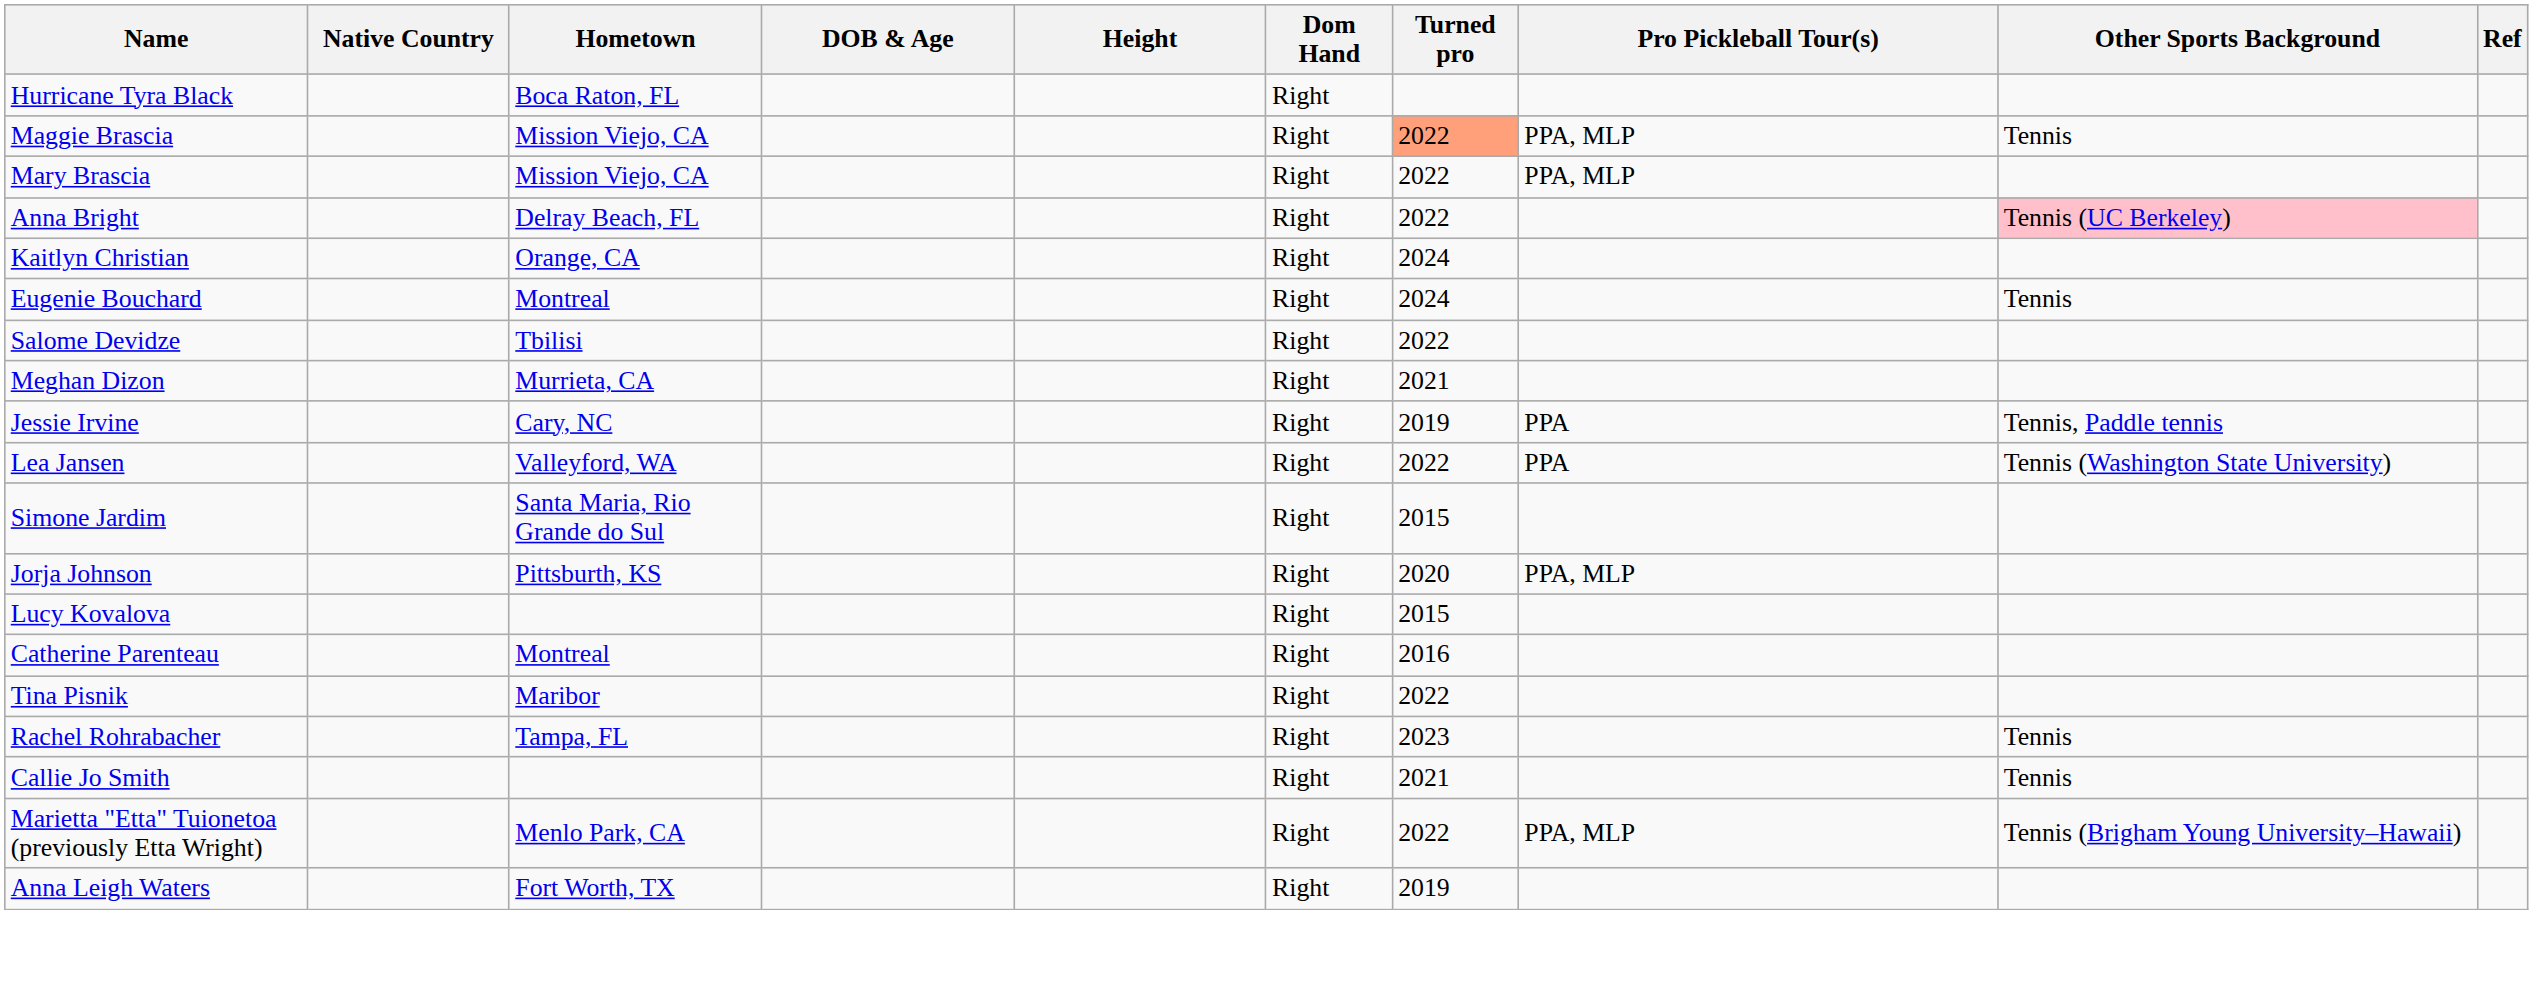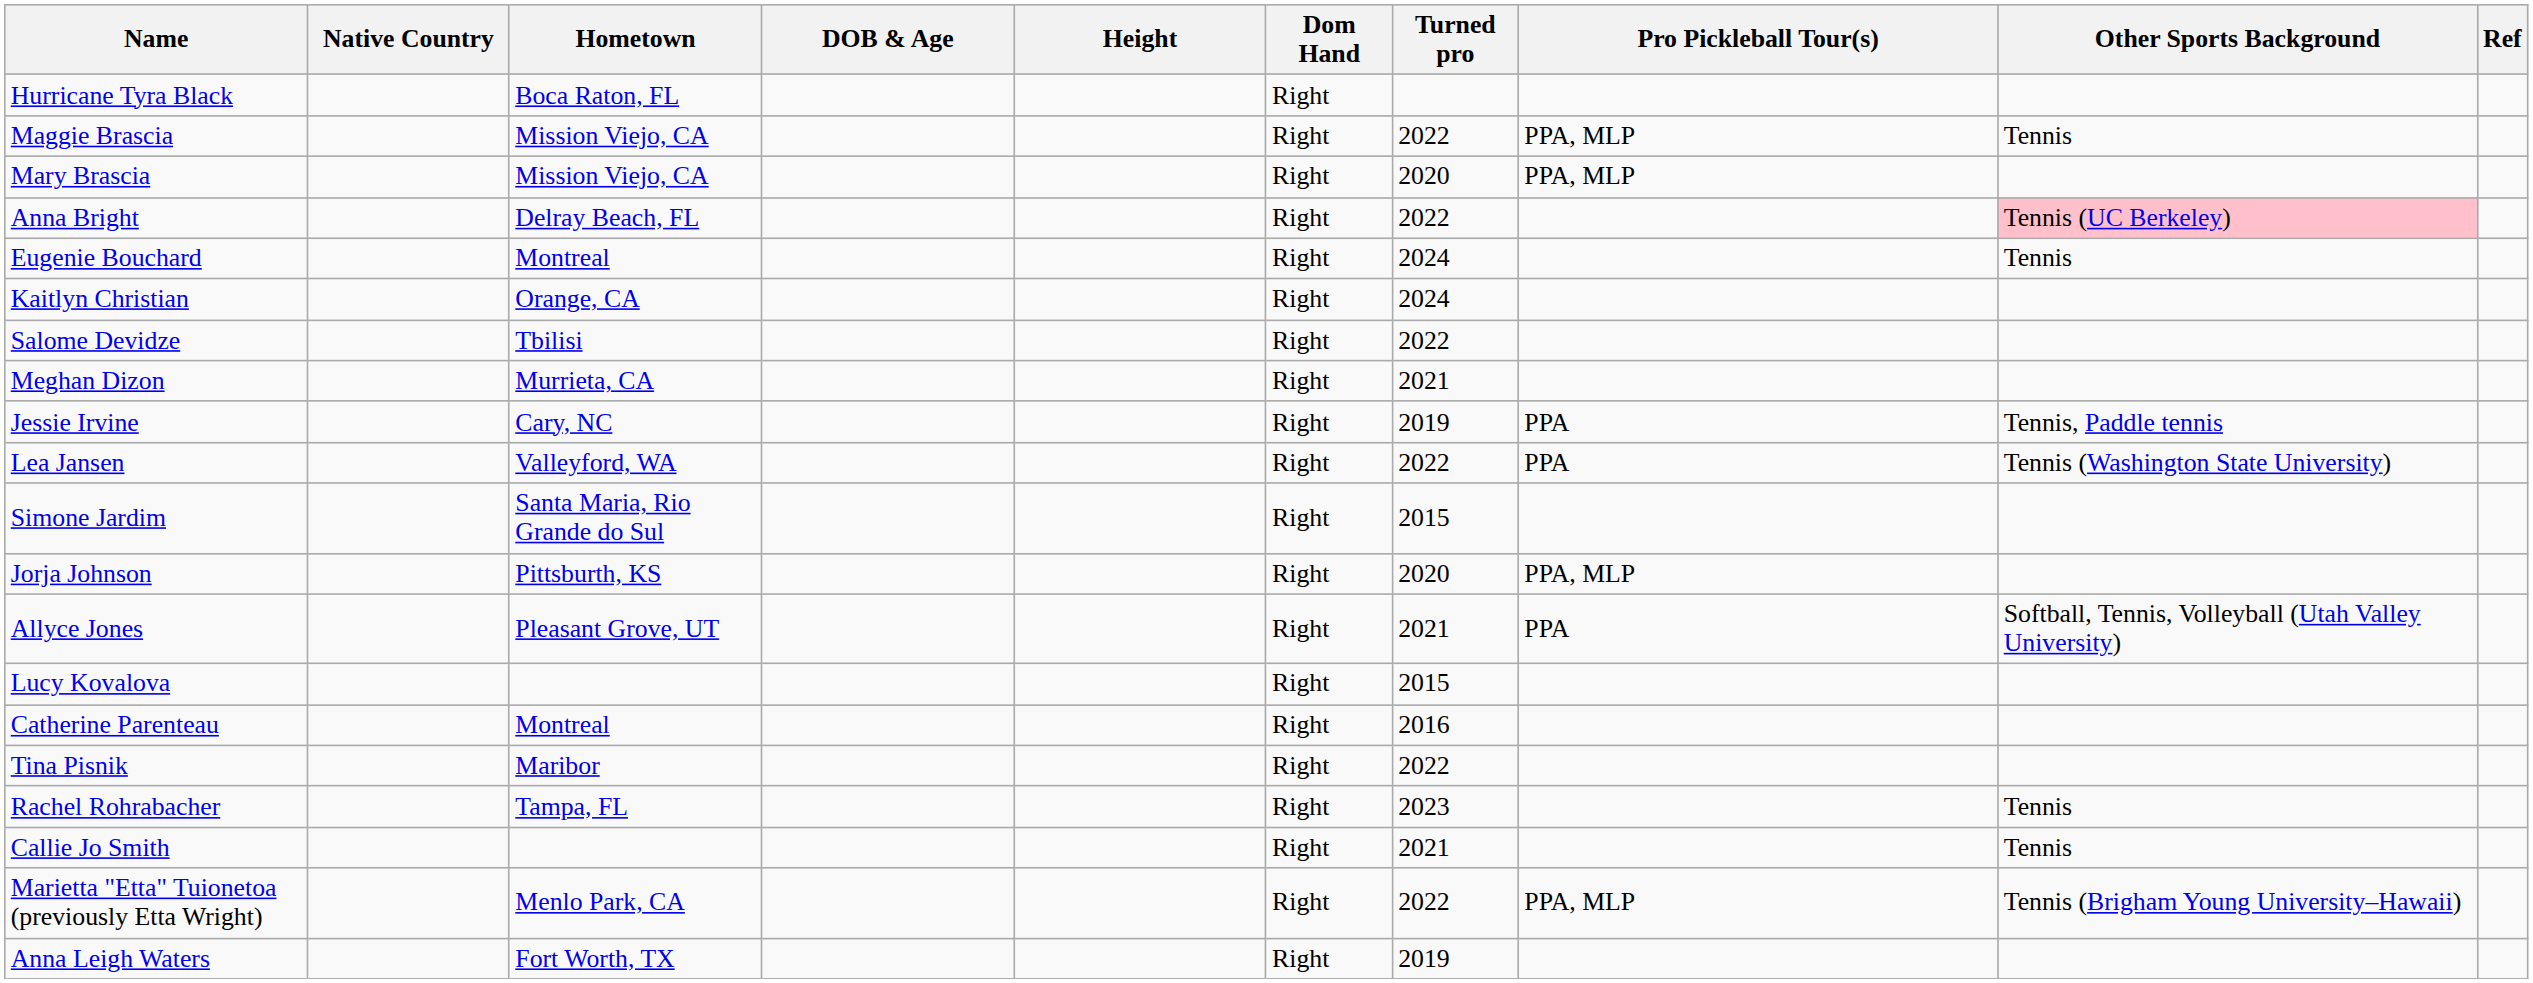(1424, 135) lightsalmon background -> (1424, 135) no background
(1424, 176) 2022 -> (1424, 176) 2020
rows swapped: (106, 299) <-> (100, 258)
+ row: (77, 628)
